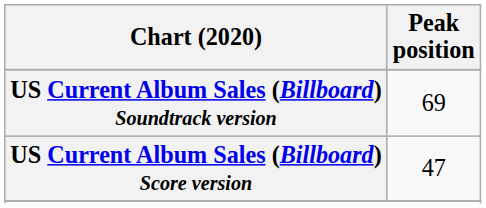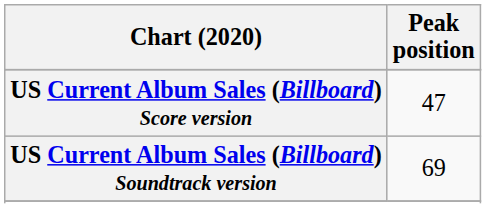rows swapped: (196, 102) <-> (196, 168)
